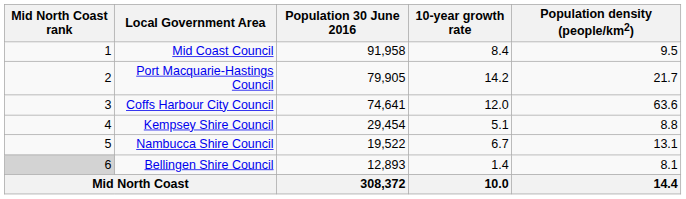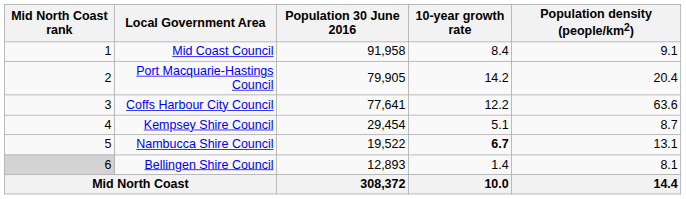(669, 51) 9.5 -> (669, 51) 9.1
(666, 78) 21.7 -> (666, 78) 20.4
(386, 105) 74,641 -> (386, 105) 77,641
(497, 105) 12.0 -> (497, 105) 12.2
(669, 125) 8.8 -> (669, 125) 8.7
(500, 144) normal -> (500, 144) bold
